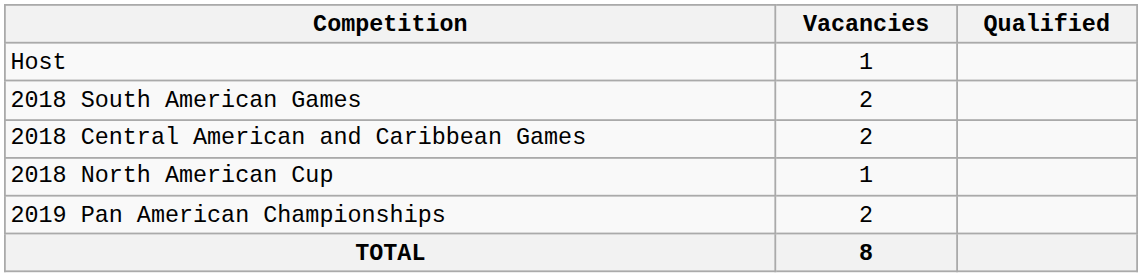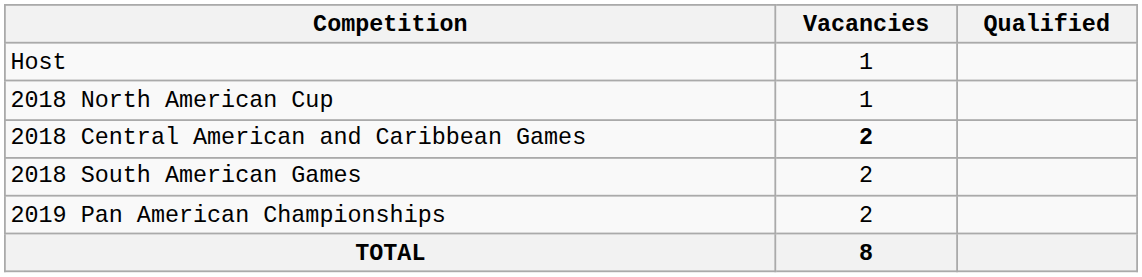rows swapped: (186, 100) <-> (172, 177)
(866, 138) normal -> (866, 138) bold
